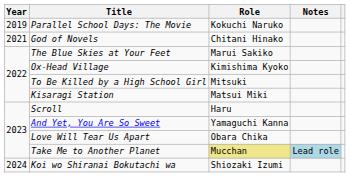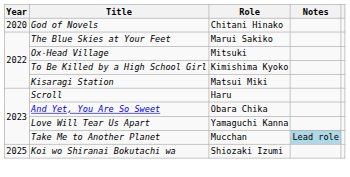- row: (111, 25)
(17, 39) 2021 -> (17, 25) 2020
(250, 67) Kimishima Kyoko -> (229, 53) Mitsuki
(229, 81) Mitsuki -> (250, 67) Kimishima Kyoko
(250, 123) Yamaguchi Kanna -> (239, 109) Obara Chika
(239, 137) Obara Chika -> (250, 123) Yamaguchi Kanna
(229, 151) khaki background -> (229, 137) no background
(17, 165) 2024 -> (17, 151) 2025
